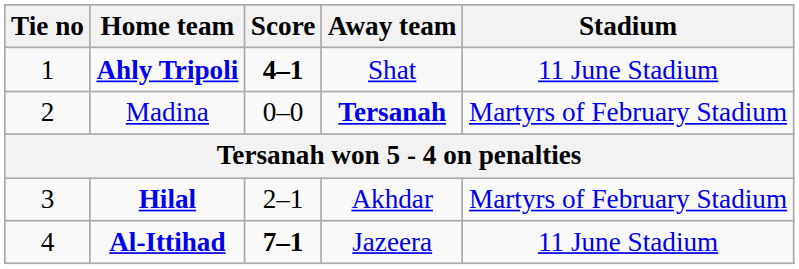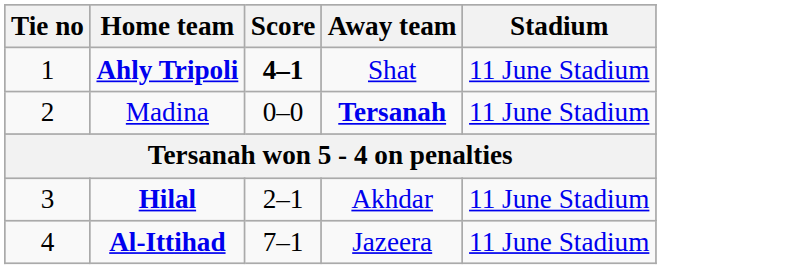(628, 112) Martyrs of February Stadium -> (559, 112) 11 June Stadium
(628, 198) Martyrs of February Stadium -> (559, 198) 11 June Stadium
(283, 241) bold -> (283, 241) normal
